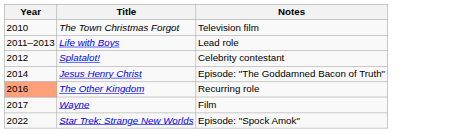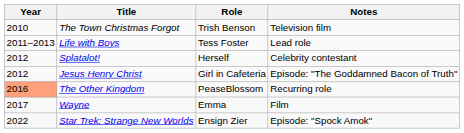+ column: (232, 12)
(17, 74) 2014 -> (17, 74) 2012
